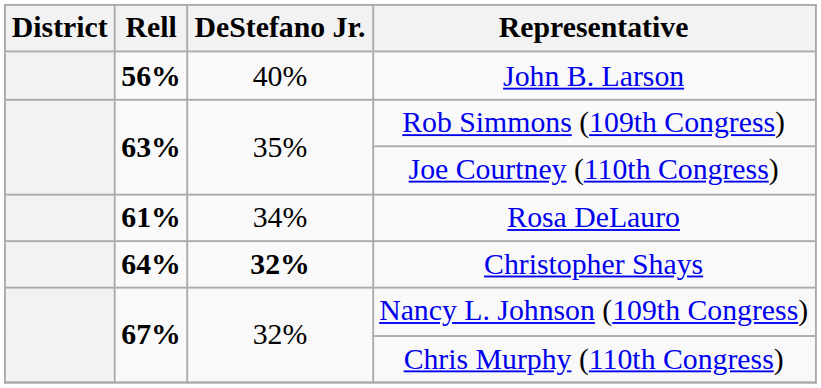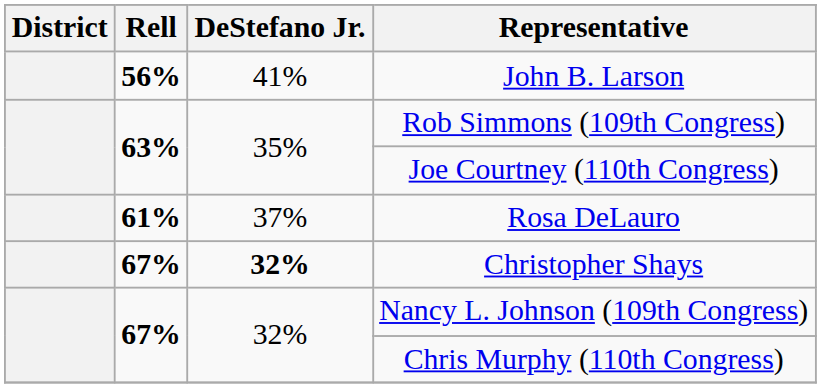(280, 75) 40% -> (280, 75) 41%
(280, 216) 34% -> (280, 216) 37%
(151, 264) 64% -> (151, 264) 67%
